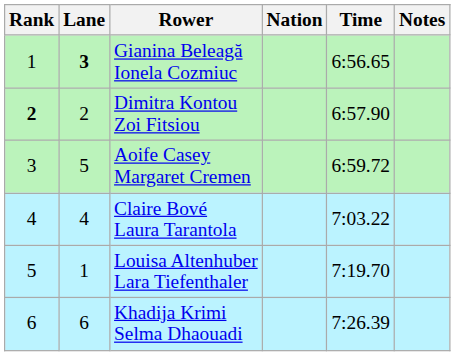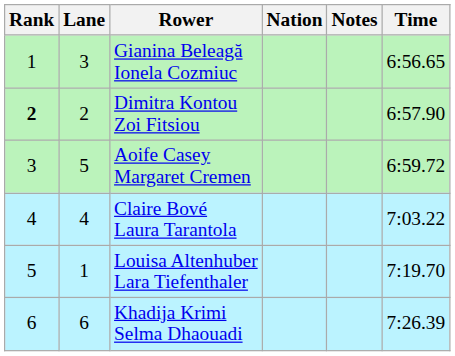columns swapped: (361, 19) <-> (422, 19)
(84, 61) bold -> (84, 61) normal
